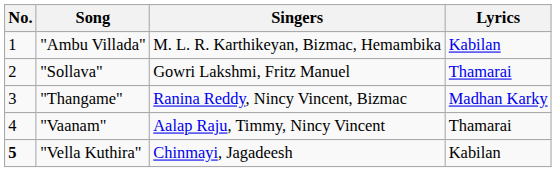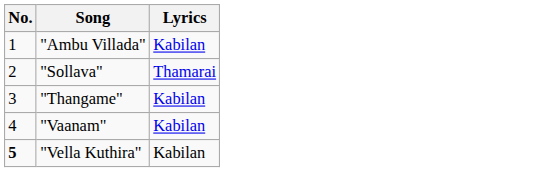- column: (297, 18)
(498, 99) Madhan Karky -> (179, 99) Kabilan
(480, 126) Thamarai -> (179, 126) Kabilan
